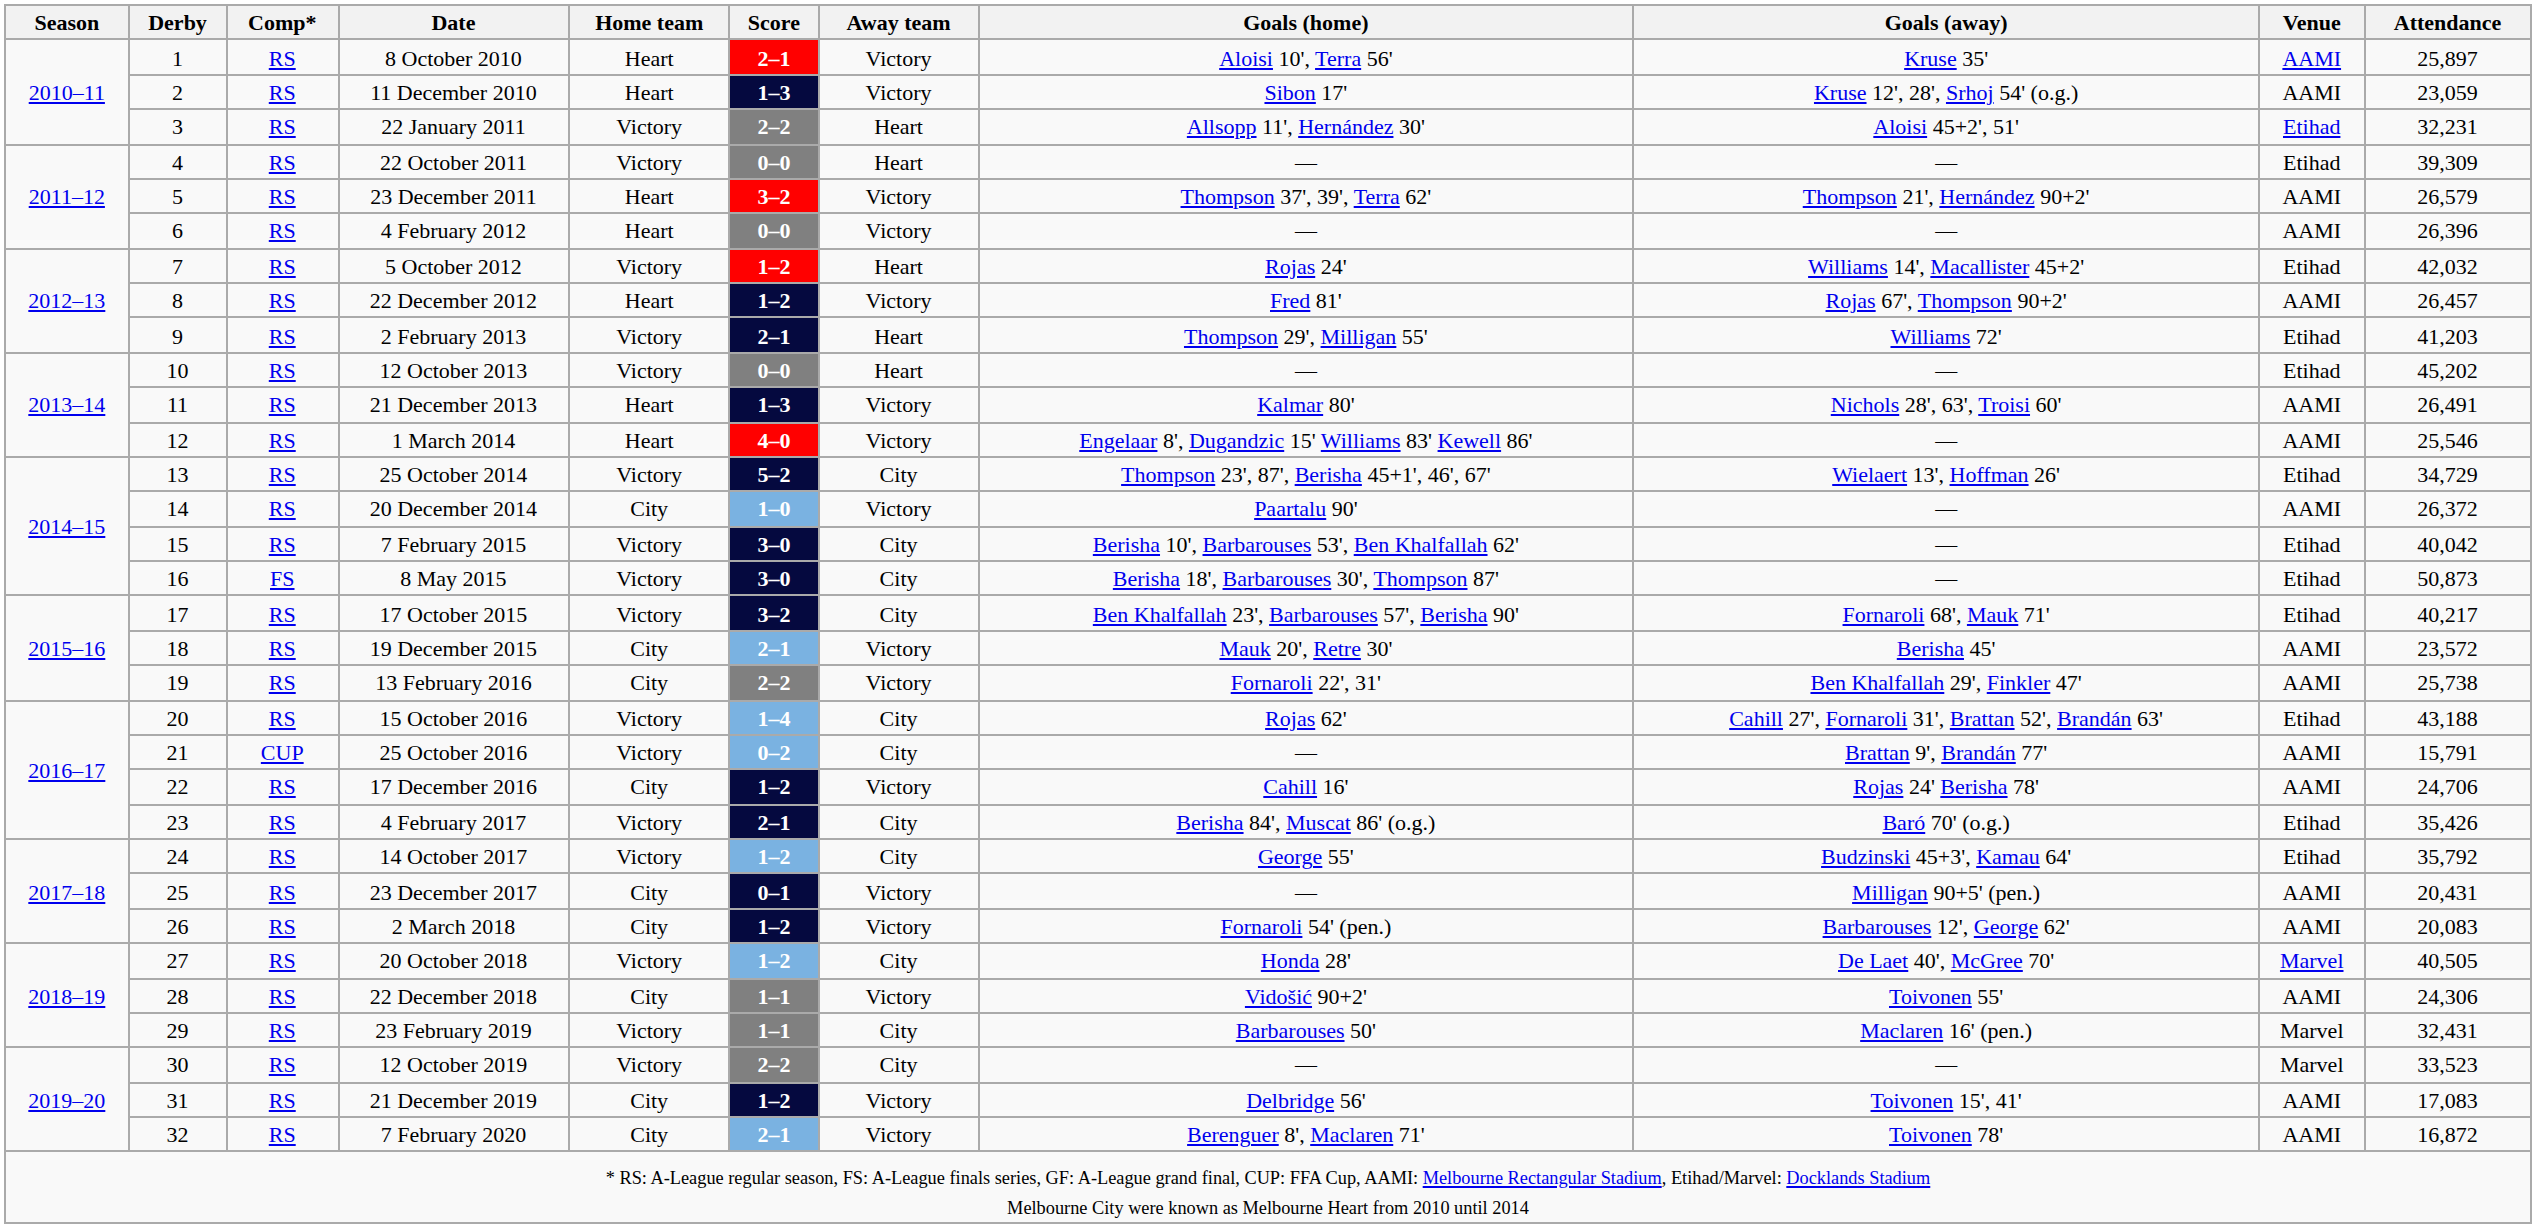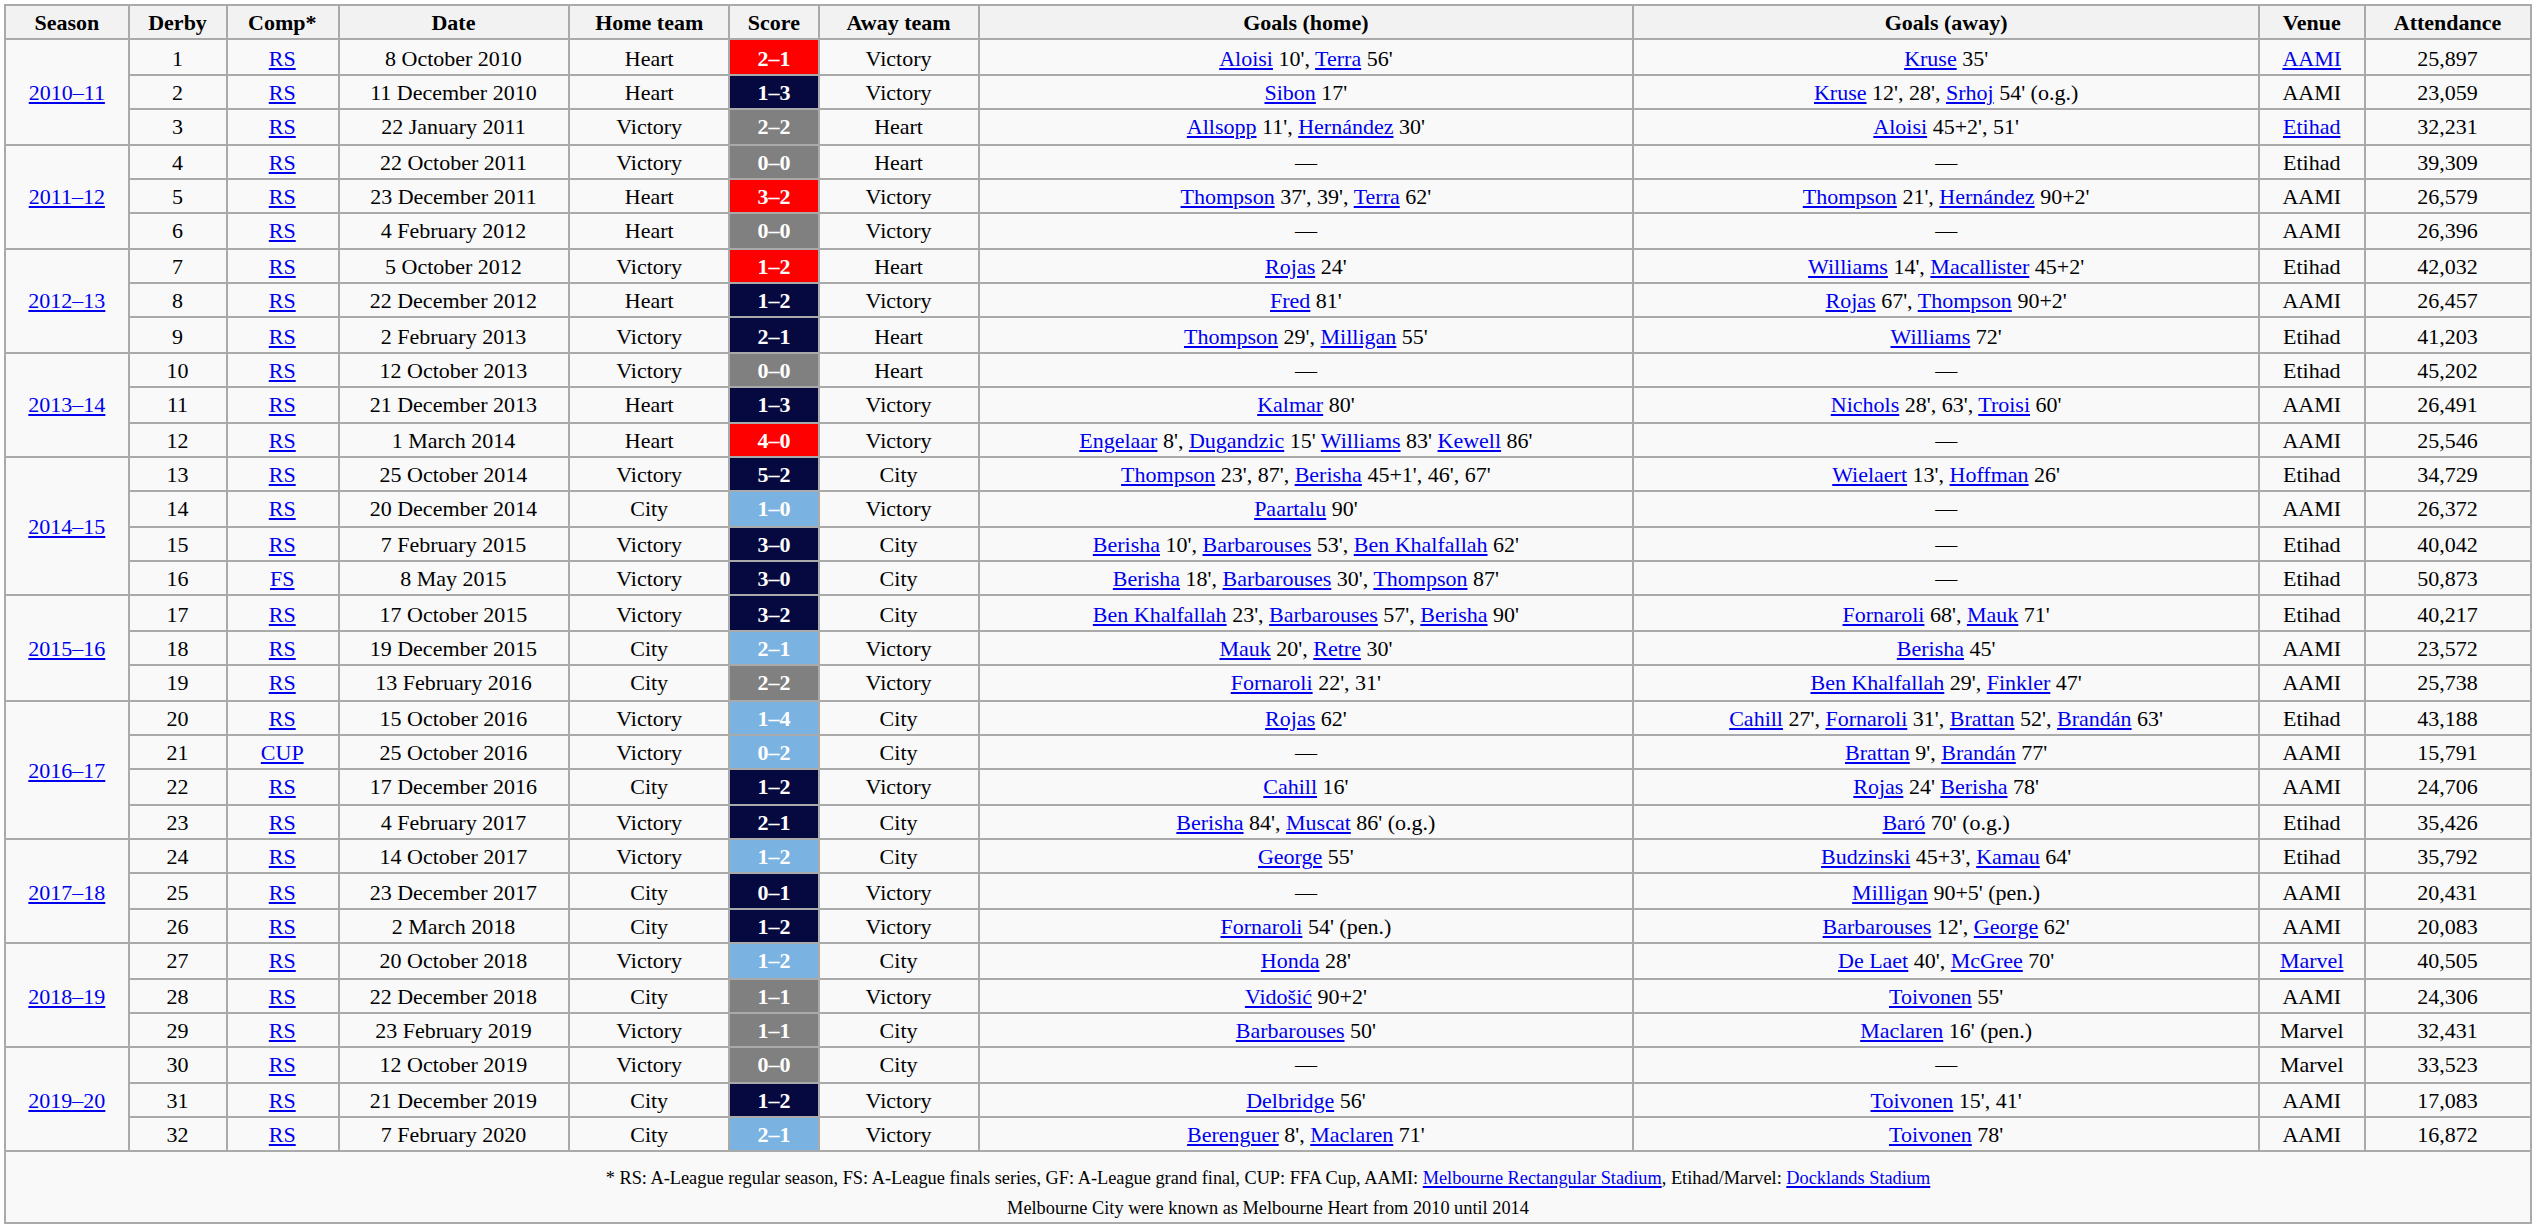(774, 1065) 2–2 -> (774, 1065) 0–0
